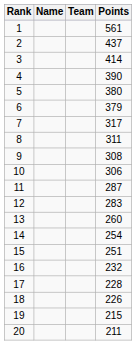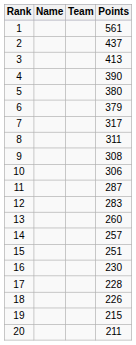(114, 60) 414 -> (114, 60) 413
(114, 236) 254 -> (114, 236) 257
(114, 268) 232 -> (114, 268) 230
